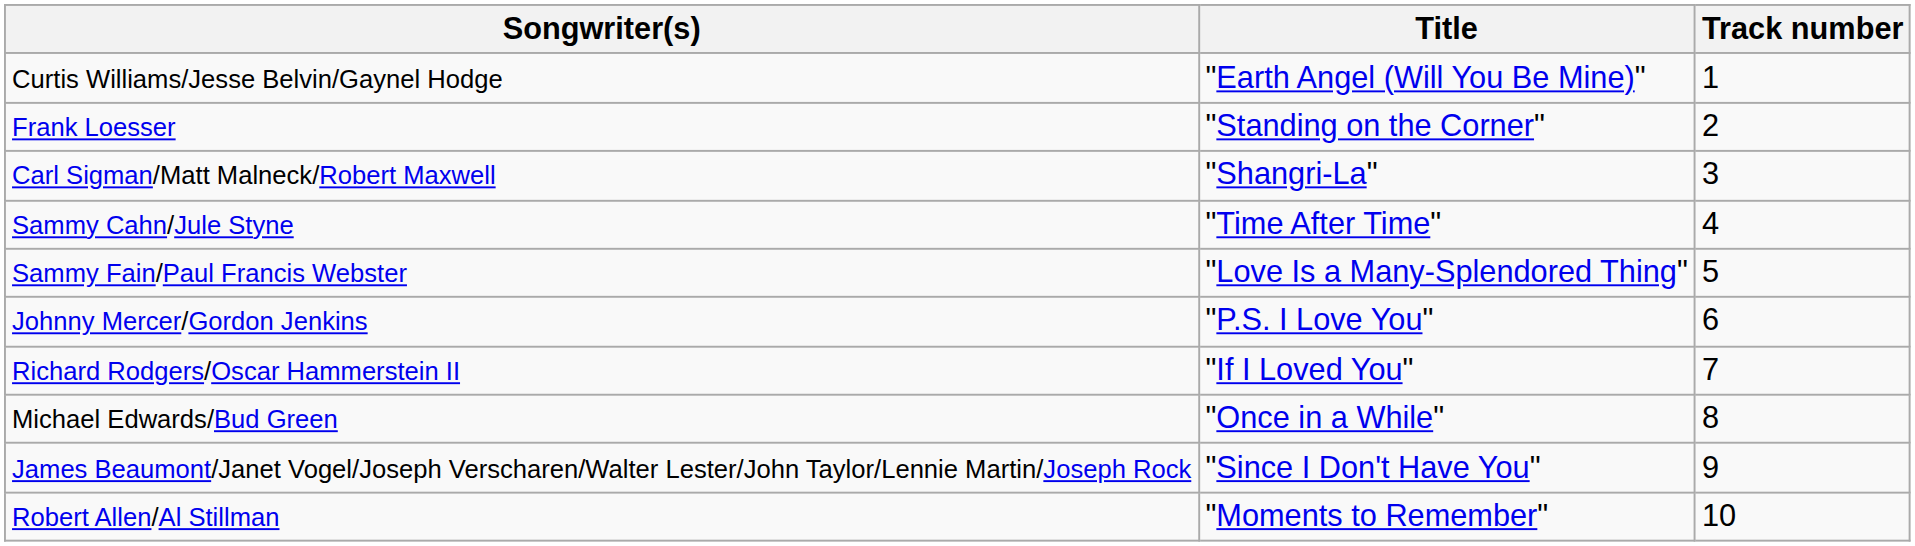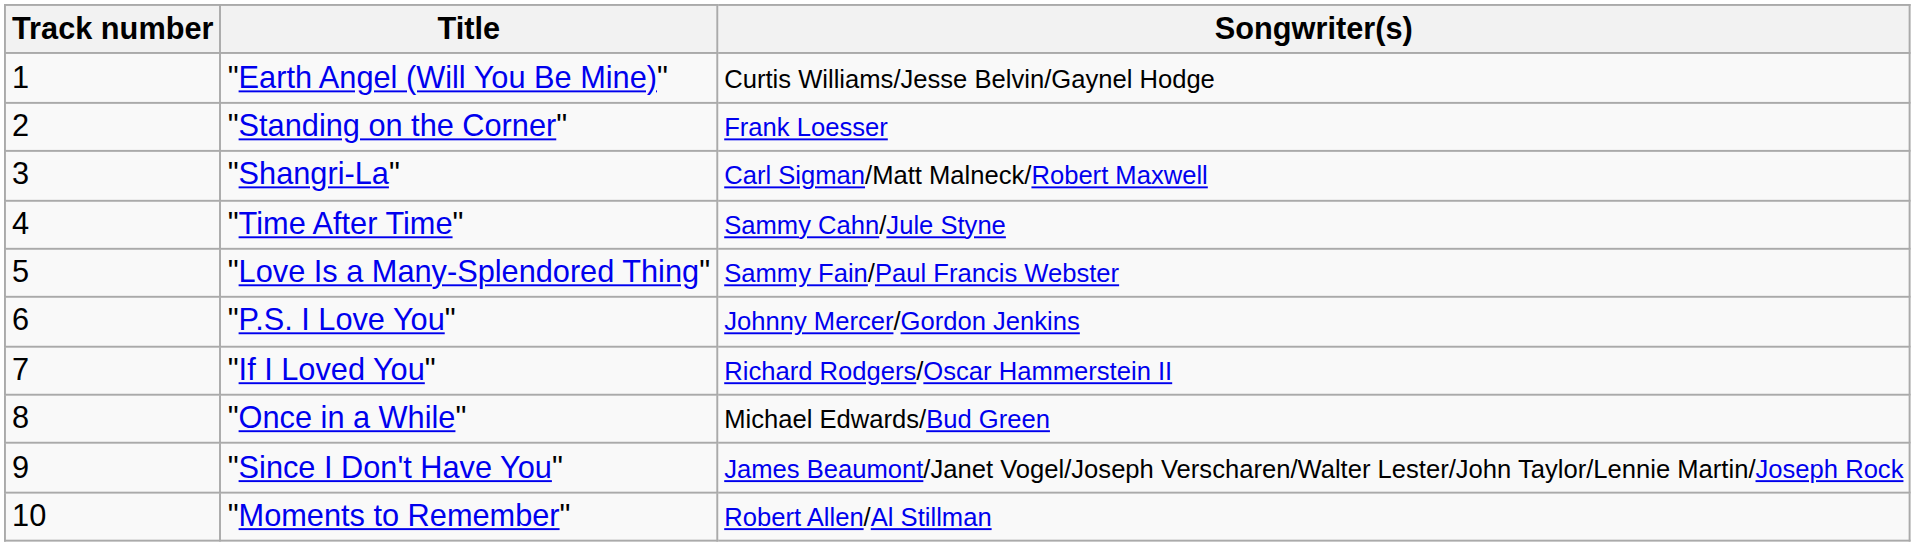columns swapped: (1803, 28) <-> (602, 28)
